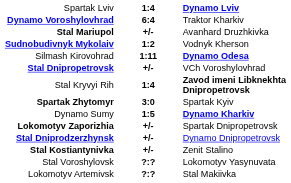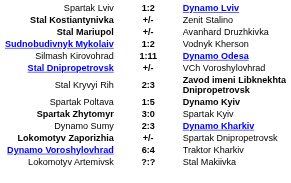(148, 8) 1:4 -> (148, 8) 1:2
rows swapped: (60, 20) <-> (72, 150)
(148, 85) 1:4 -> (148, 85) 2:3
+ row: (82, 102)
(148, 114) 1:5 -> (148, 126) 2:3
- row: (65, 138)
- row: (78, 162)
